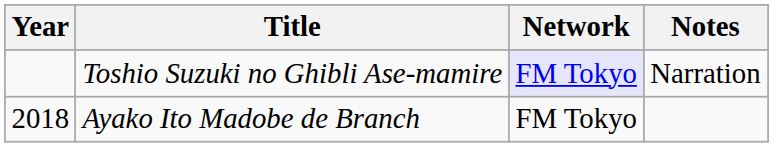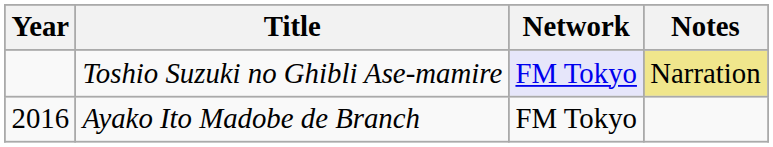(705, 73) no background -> (705, 73) khaki background
(40, 118) 2018 -> (40, 118) 2016
